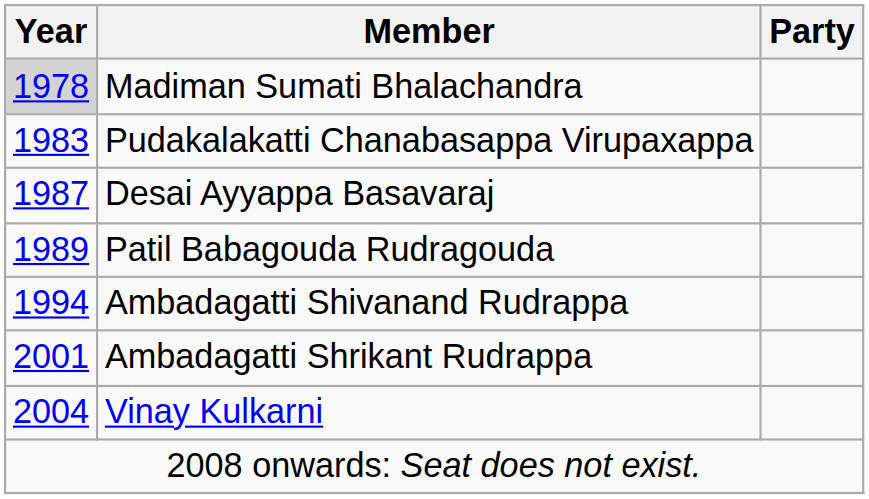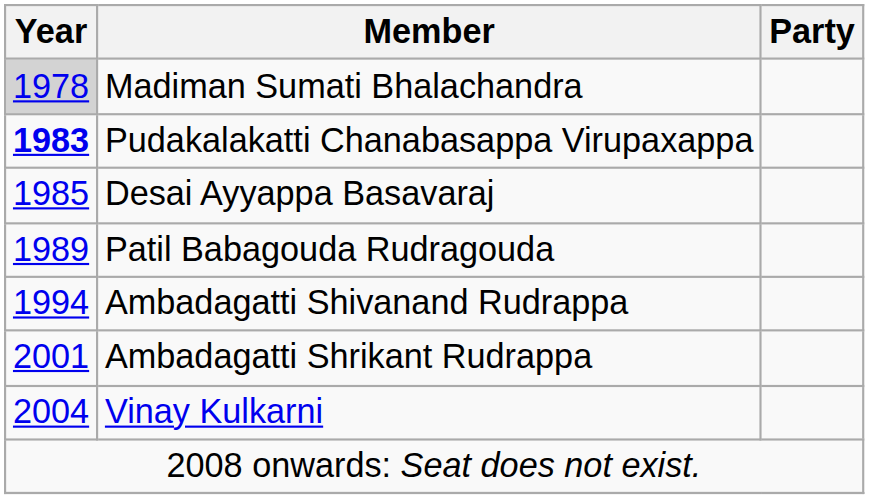(51, 140) normal -> (51, 140) bold
(51, 194) 1987 -> (51, 194) 1985
